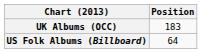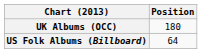(173, 26) 183 -> (173, 26) 180
